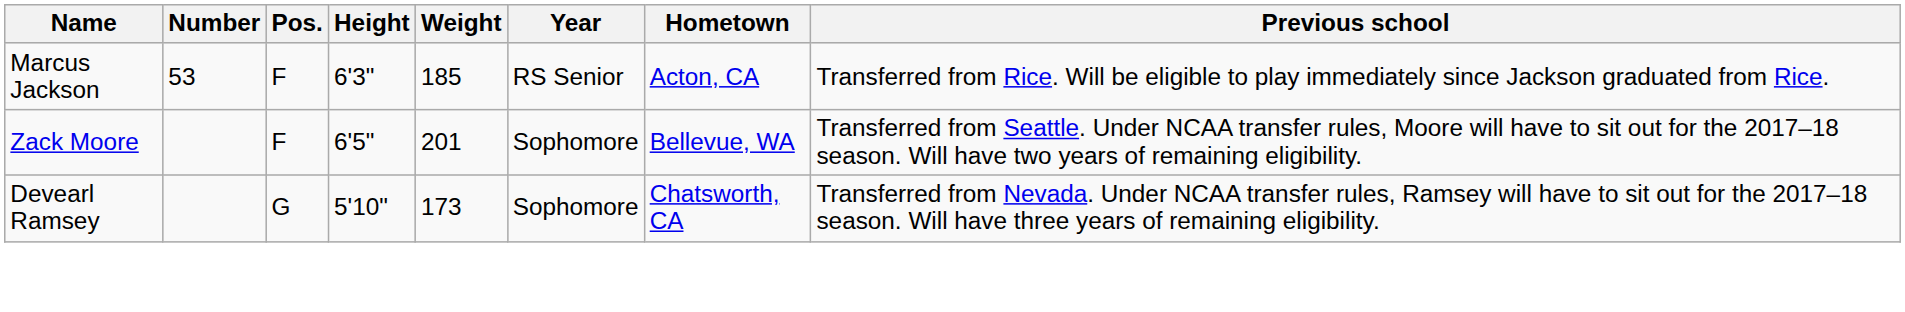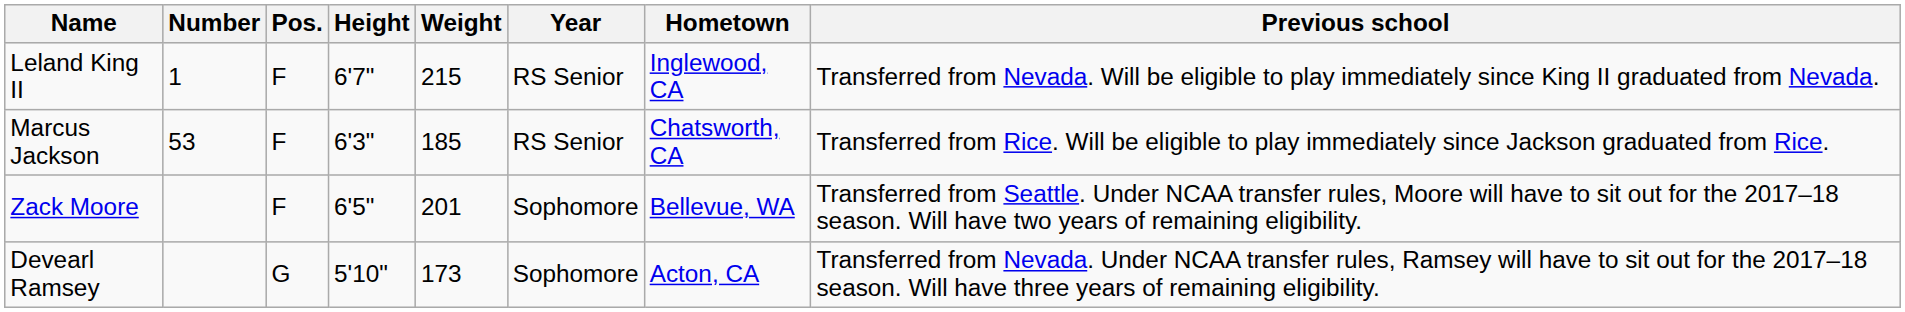+ row: (75, 76)
(704, 76) Acton, CA -> (715, 141) Chatsworth, CA
(715, 207) Chatsworth, CA -> (704, 273) Acton, CA
